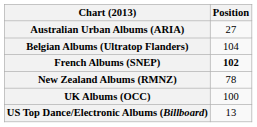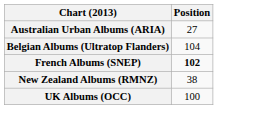(231, 79) 78 -> (192, 79) 38
- row: (107, 113)
